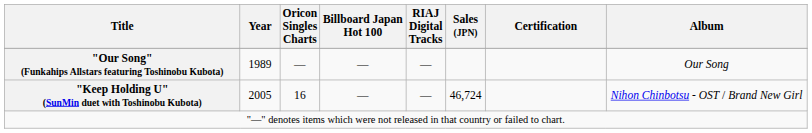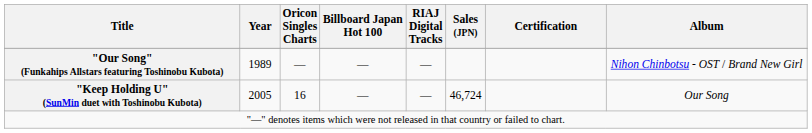(707, 64) Our Song -> (707, 64) Nihon Chinbotsu - OST / Brand New Girl
(707, 95) Nihon Chinbotsu - OST / Brand New Girl -> (707, 95) Our Song
